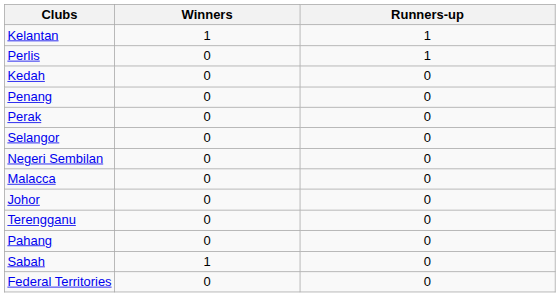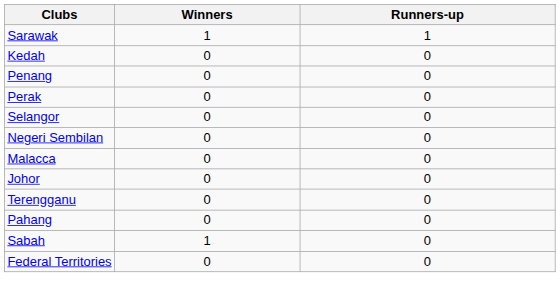+ row: (33, 35)
- row: (33, 35)
- row: (24, 55)
